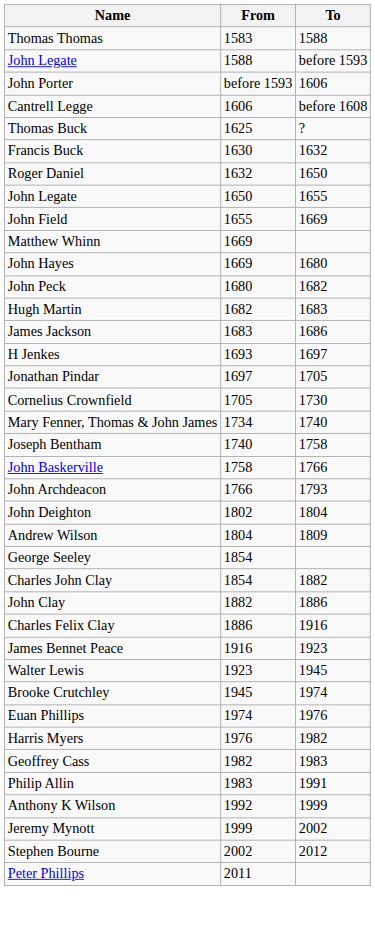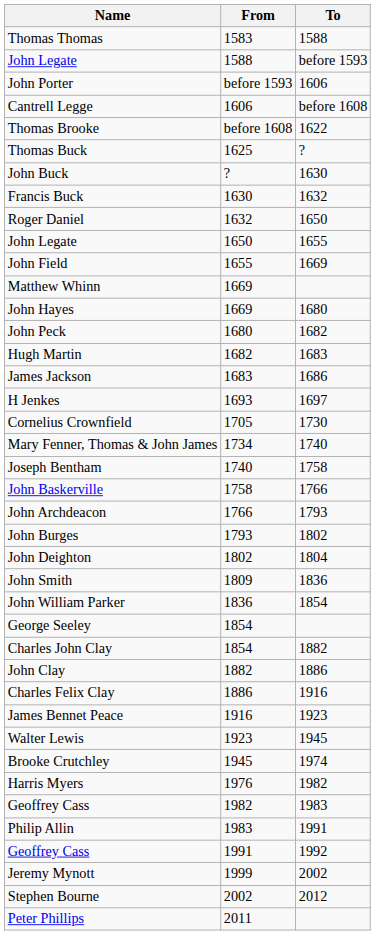+ row: (53, 128)
+ row: (38, 173)
- row: (53, 377)
+ row: (43, 535)
- row: (53, 535)
+ row: (40, 580)
+ row: (66, 602)
- row: (46, 715)
+ row: (49, 851)
- row: (62, 806)
